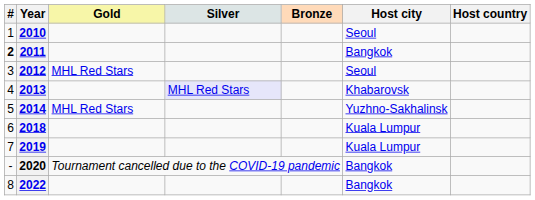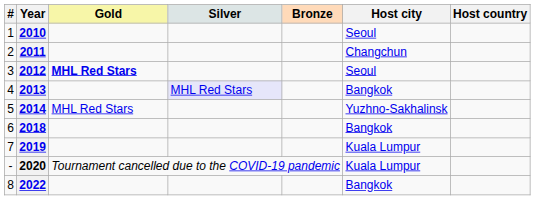(10, 52) bold -> (10, 52) normal
(369, 52) Bangkok -> (376, 52) Changchun
(92, 71) normal -> (94, 71) bold
(377, 90) Khabarovsk -> (369, 90) Bangkok
(383, 128) Kuala Lumpur -> (369, 128) Bangkok
(369, 166) Bangkok -> (383, 166) Kuala Lumpur
